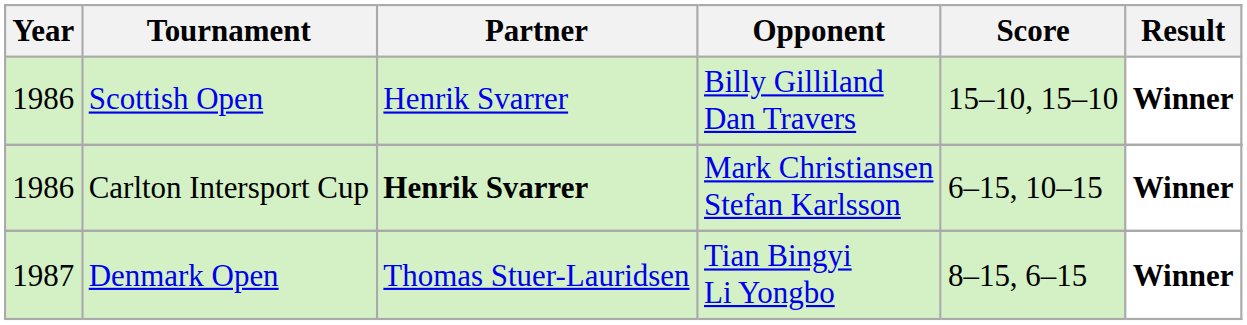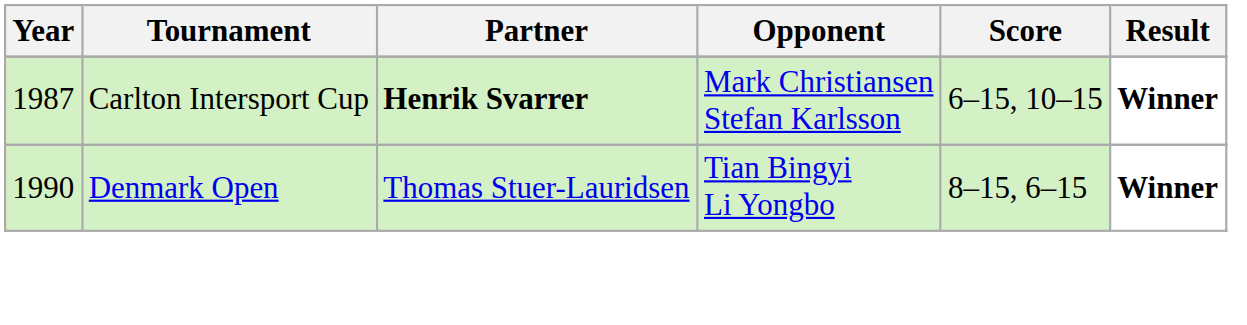- row: (176, 99)
(43, 187) 1986 -> (43, 99) 1987
(43, 274) 1987 -> (43, 187) 1990
